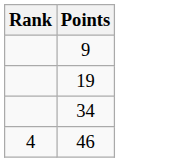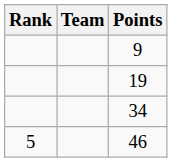+ column: (83, 19)
(31, 142) 4 -> (31, 142) 5
